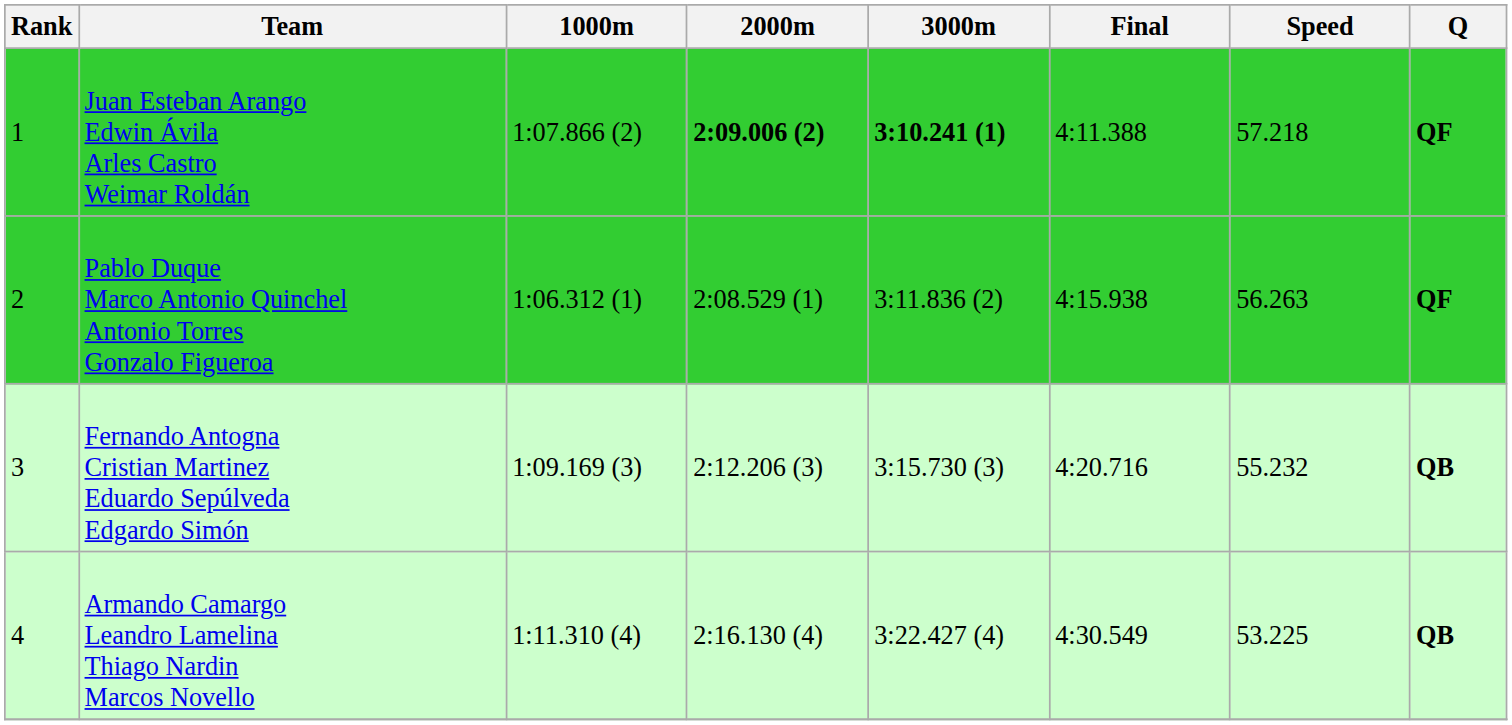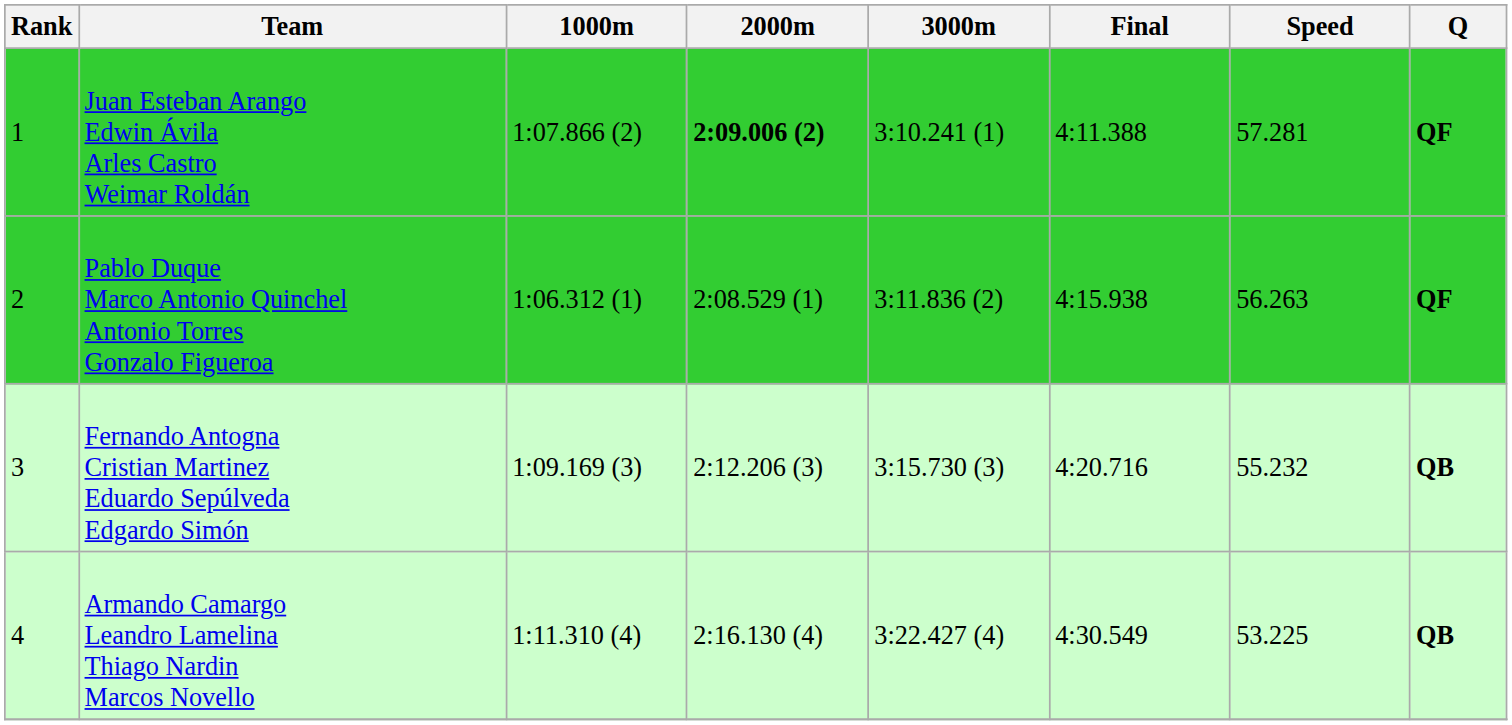(940, 132) bold -> (939, 132) normal
(1272, 132) 57.218 -> (1272, 132) 57.281
